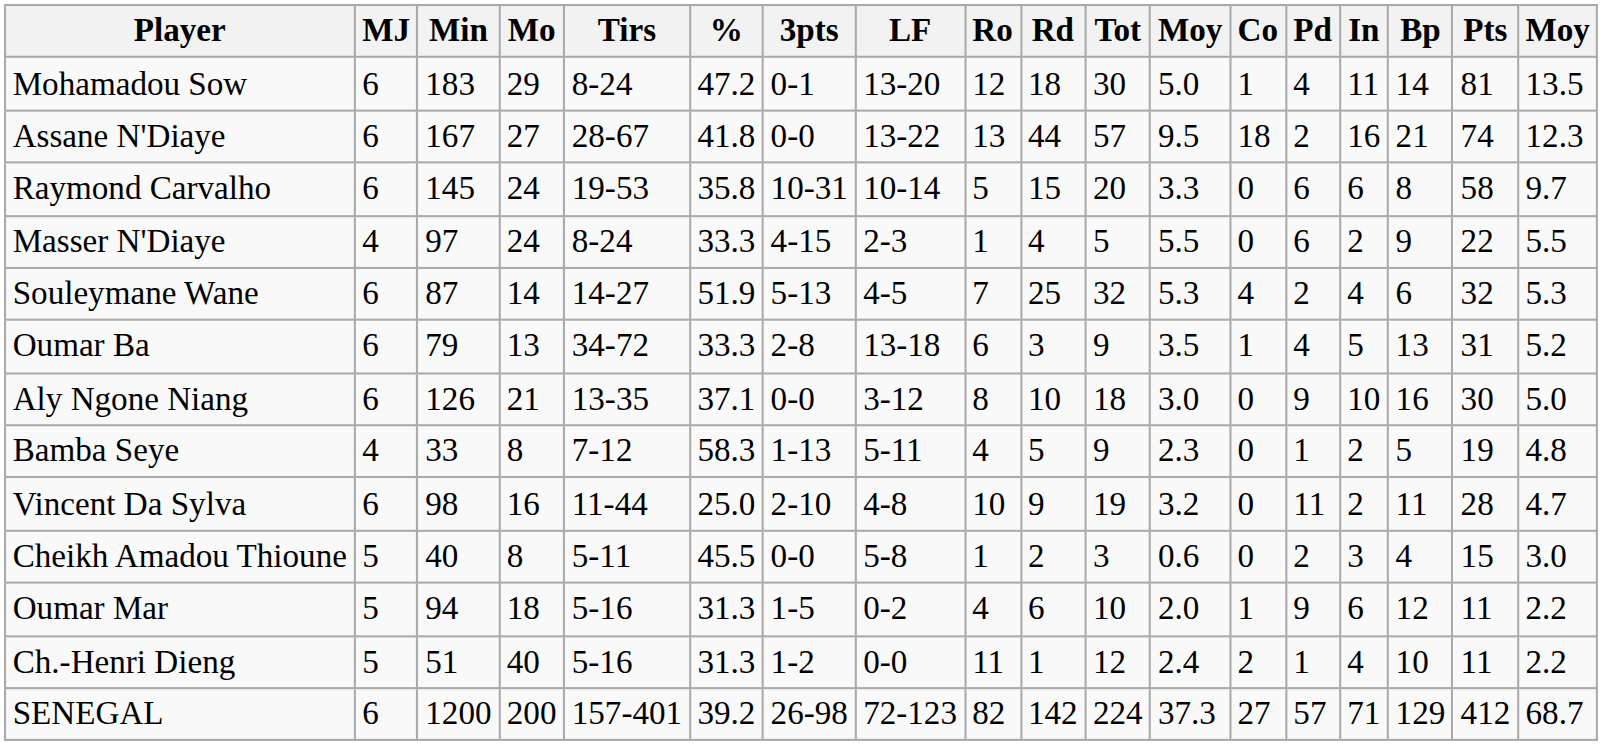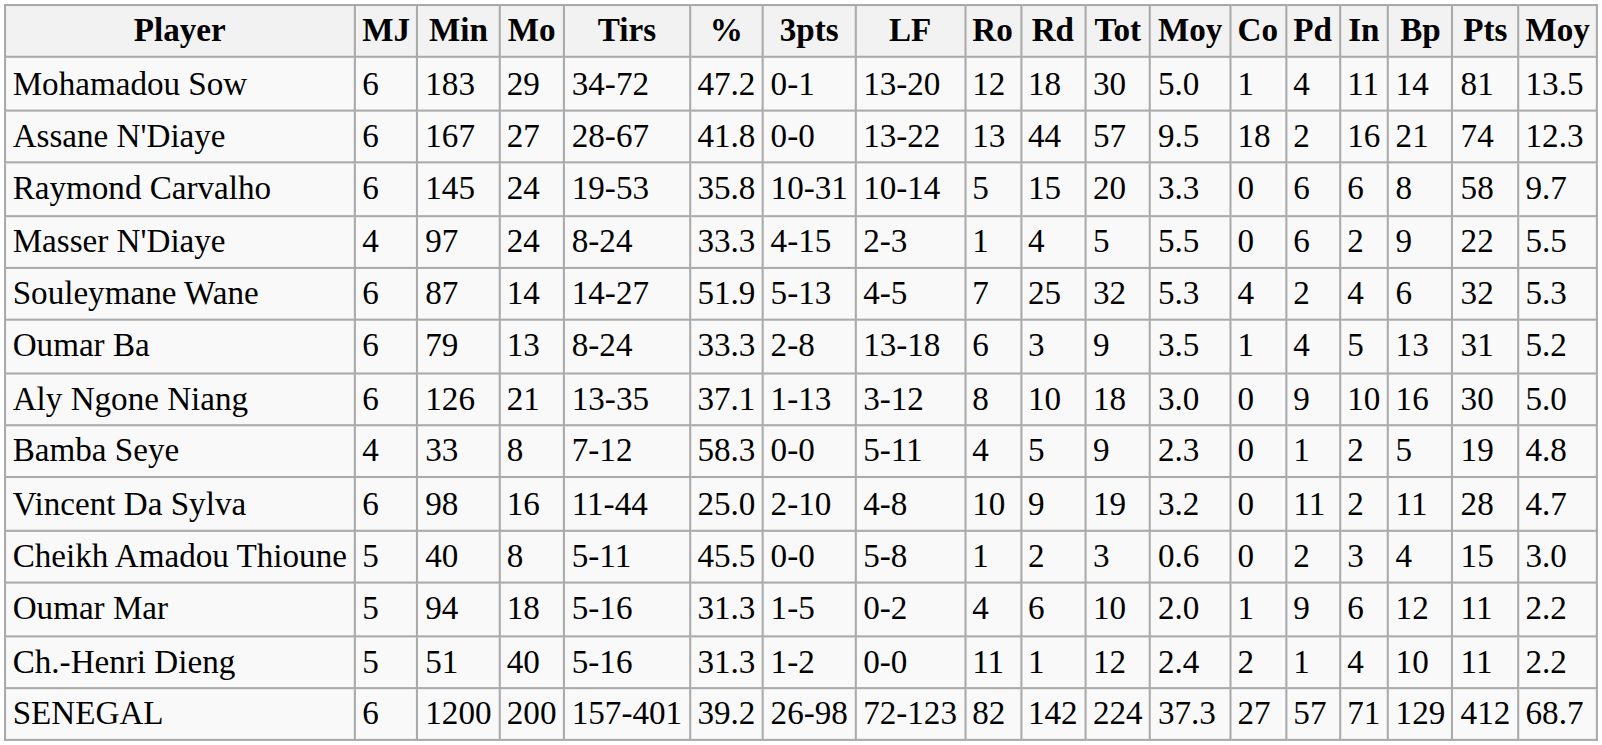(602, 83) 8-24 -> (610, 83) 34-72
(610, 345) 34-72 -> (602, 345) 8-24
(793, 398) 0-0 -> (801, 398) 1-13
(801, 450) 1-13 -> (793, 450) 0-0
